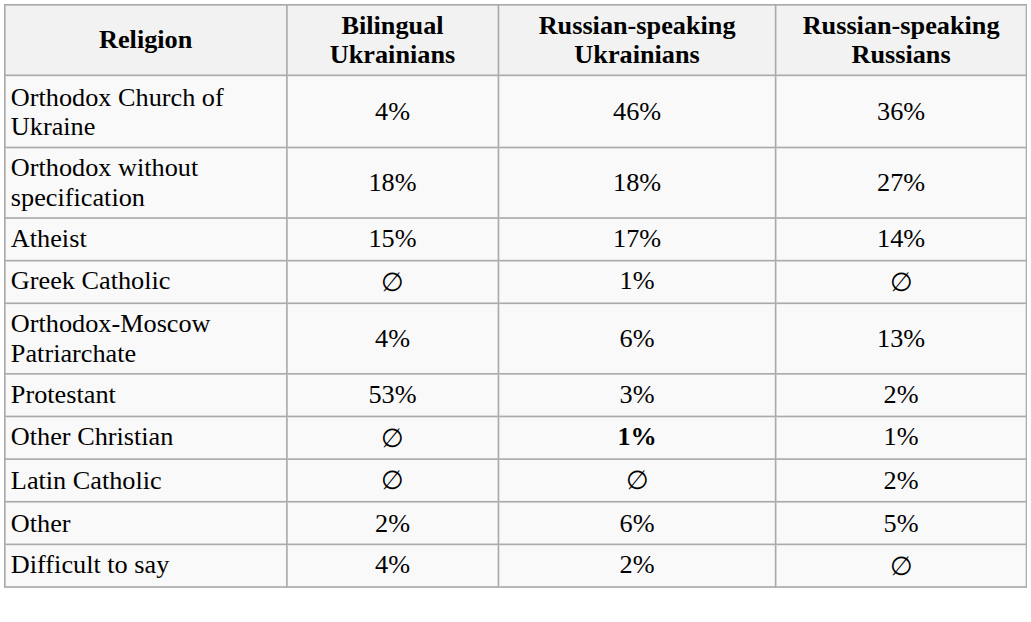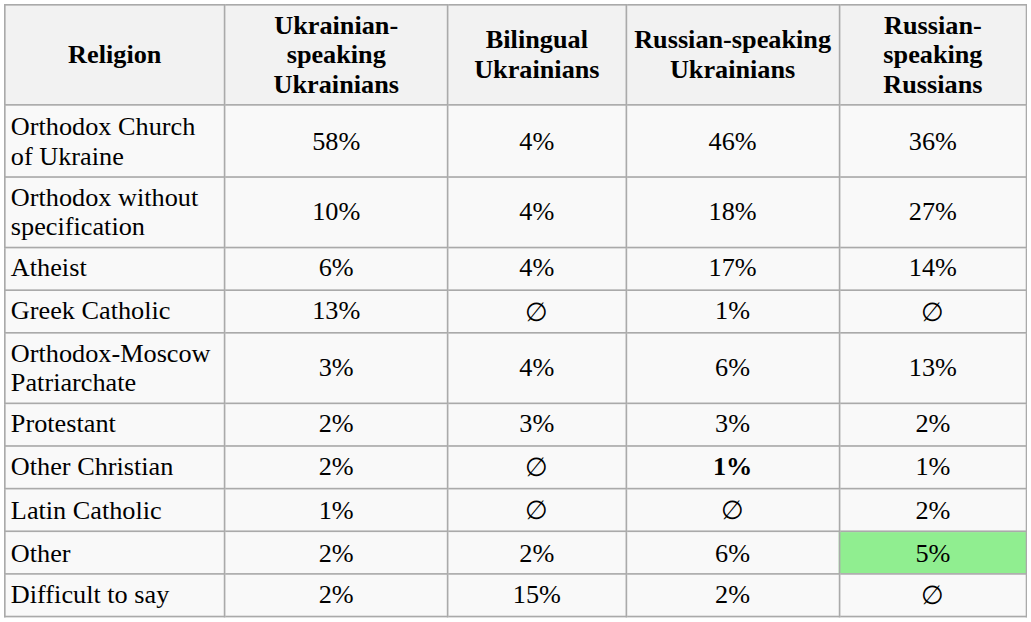+ column: (336, 54)
(393, 182) 18% -> (537, 211) 4%
(393, 238) 15% -> (537, 268) 4%
(393, 394) 53% -> (537, 424) 3%
(901, 522) no background -> (933, 552) lightgreen background
(393, 565) 4% -> (537, 594) 15%
